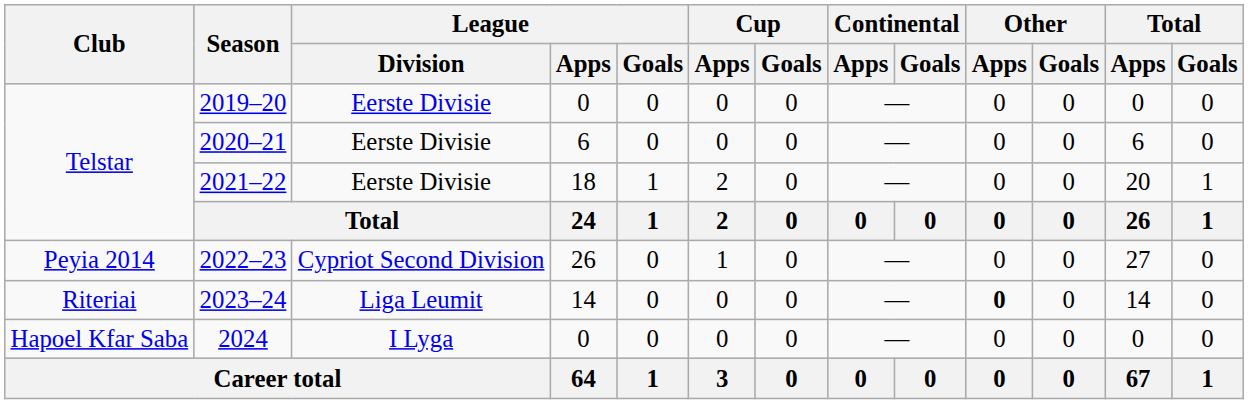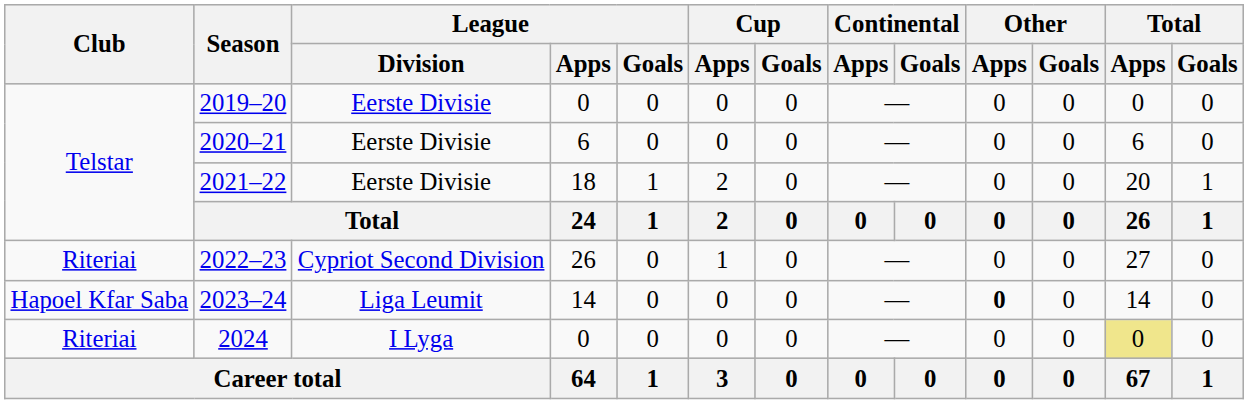(99, 260) Peyia 2014 -> (99, 260) Riteriai
(99, 299) Riteriai -> (99, 299) Hapoel Kfar Saba
(99, 338) Hapoel Kfar Saba -> (99, 338) Riteriai
(1138, 338) no background -> (1138, 338) khaki background
